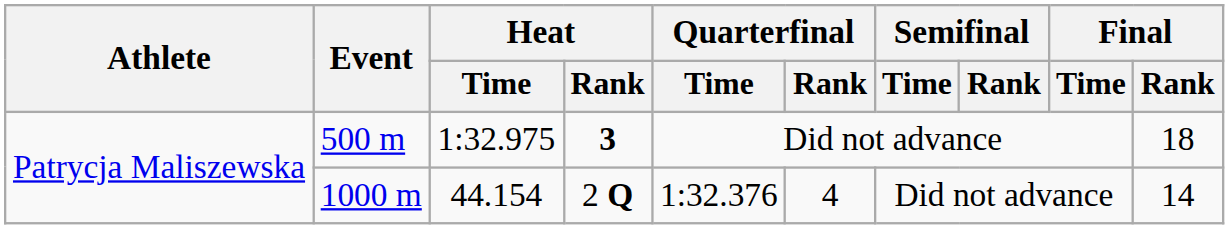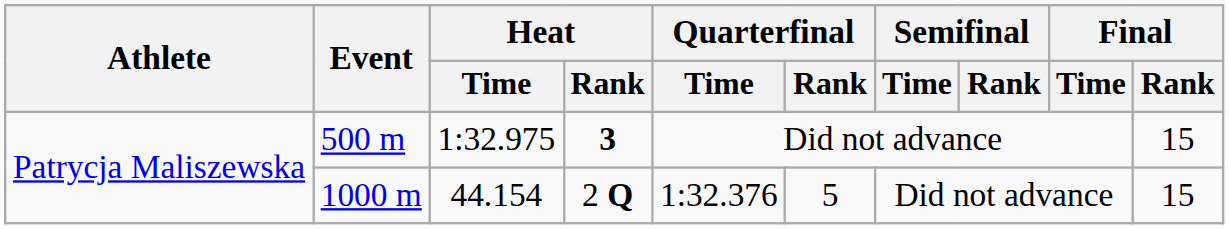(1178, 139) 18 -> (1178, 139) 15
(830, 194) 4 -> (830, 194) 5
(1178, 194) 14 -> (1178, 194) 15
